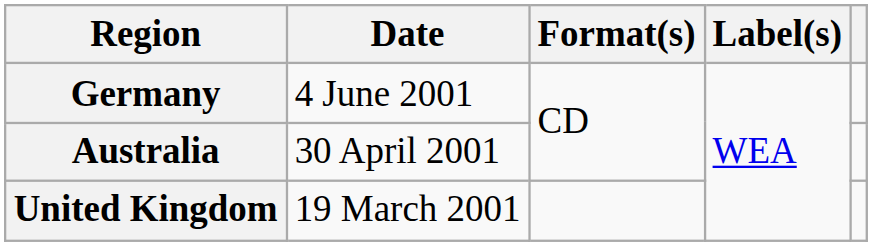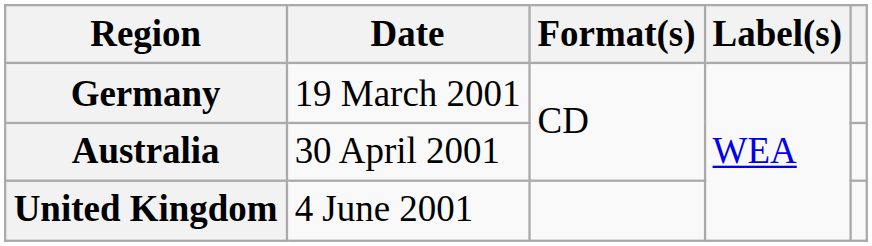(384, 92) 4 June 2001 -> (408, 92) 19 March 2001
(408, 209) 19 March 2001 -> (384, 209) 4 June 2001
